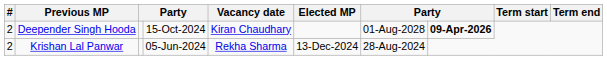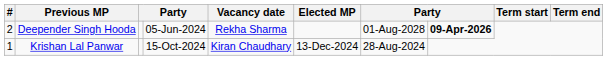(176, 30) 15-Oct-2024 -> (176, 30) 05-Jun-2024
(251, 30) Kiran Chaudhary -> (251, 30) Rekha Sharma
(10, 47) 2 -> (10, 47) 1
(176, 47) 05-Jun-2024 -> (176, 47) 15-Oct-2024
(251, 47) Rekha Sharma -> (251, 47) Kiran Chaudhary
